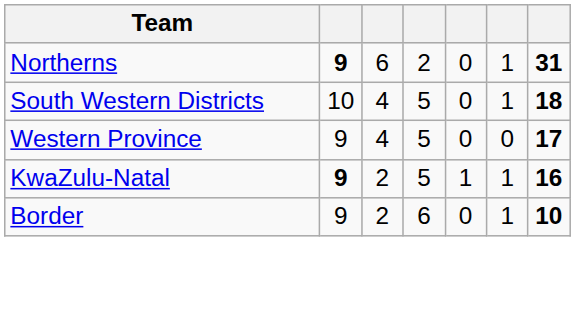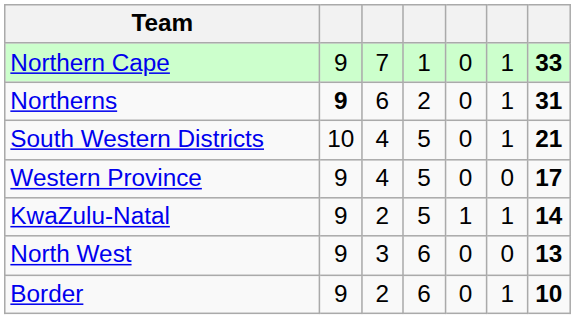+ row: (90, 62)
(549, 100) 18 -> (549, 139) 21
(341, 178) bold -> (341, 216) normal
(549, 178) 16 -> (549, 216) 14
+ row: (71, 255)
